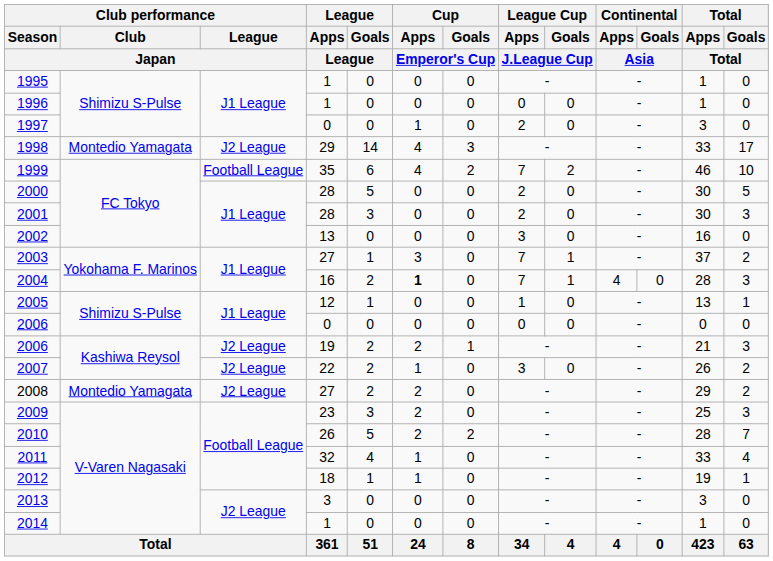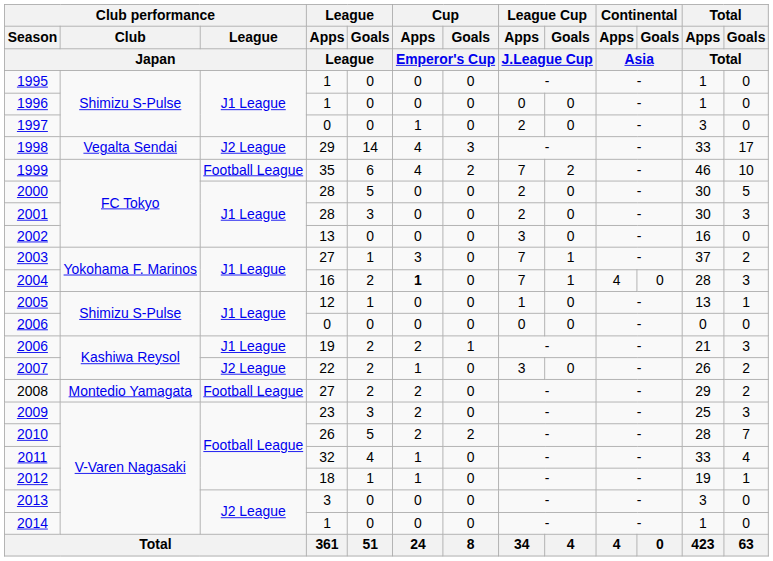(130, 147) Montedio Yamagata -> (130, 147) Vegalta Sendai
(253, 346) J2 League -> (253, 346) J1 League
(253, 390) J2 League -> (253, 390) Football League
